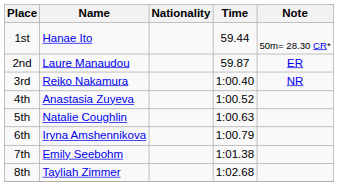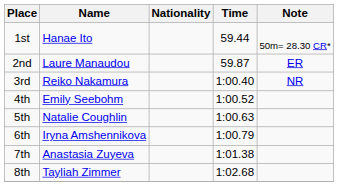(88, 99) Anastasia Zuyeva -> (83, 99) Emily Seebohm
(83, 154) Emily Seebohm -> (88, 154) Anastasia Zuyeva
